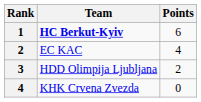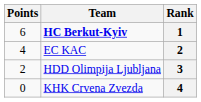columns swapped: (21, 13) <-> (178, 13)
